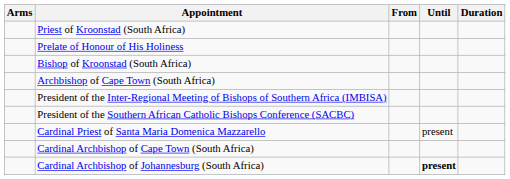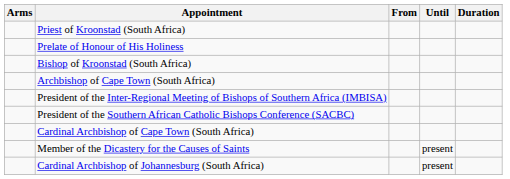- row: (151, 132)
+ row: (143, 149)
(439, 166) bold -> (437, 166) normal
